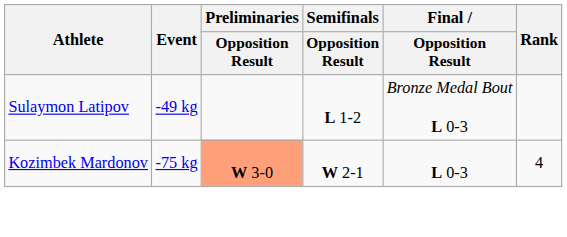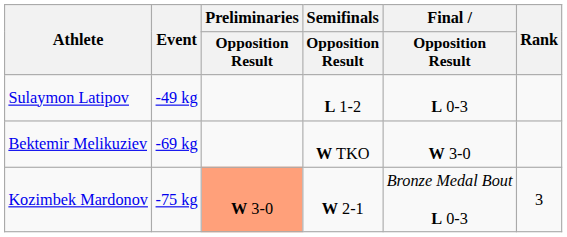(450, 107) Bronze Medal Bout L 0-3 -> (450, 107) L 0-3
+ row: (78, 144)
(450, 173) L 0-3 -> (450, 199) Bronze Medal Bout L 0-3
(539, 163) 4 -> (539, 199) 3
